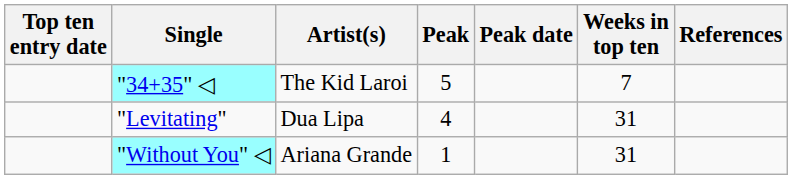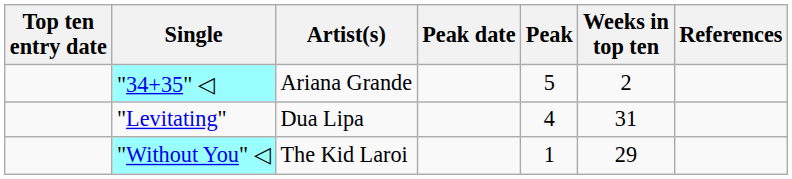columns swapped: (446, 34) <-> (526, 34)
(344, 83) The Kid Laroi -> (346, 83) Ariana Grande
(626, 83) 7 -> (626, 83) 2
(346, 155) Ariana Grande -> (344, 155) The Kid Laroi
(626, 155) 31 -> (626, 155) 29
